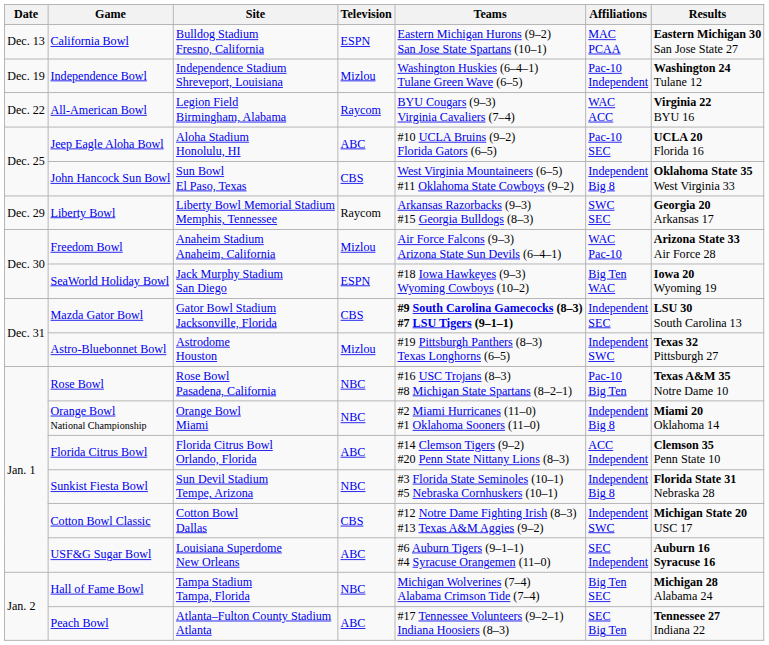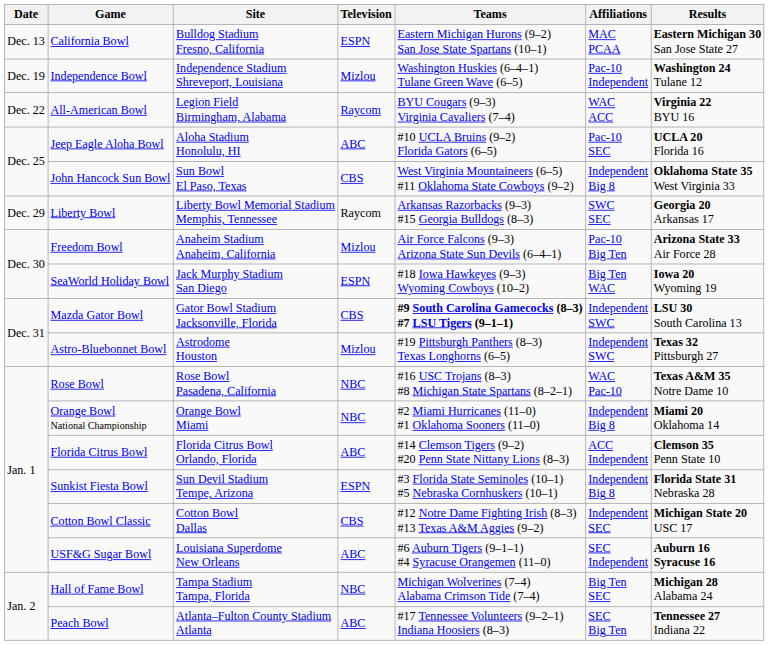(605, 247) WAC Pac-10 -> (607, 247) Pac-10 Big Ten
(618, 315) Independent SEC -> (618, 315) Independent SWC
(607, 384) Pac-10 Big Ten -> (605, 384) WAC Pac-10
(353, 486) NBC -> (355, 486) ESPN
(618, 521) Independent SWC -> (618, 521) Independent SEC
